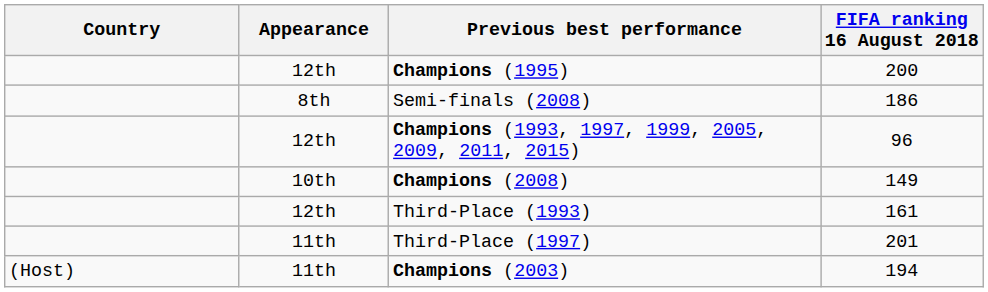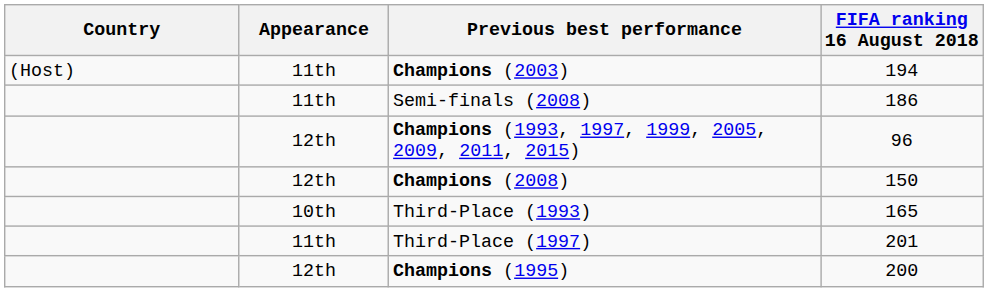rows swapped: (481, 271) <-> (481, 71)
(314, 101) 8th -> (314, 101) 11th
(314, 181) 10th -> (314, 181) 12th
(902, 181) 149 -> (902, 181) 150
(314, 211) 12th -> (314, 211) 10th
(902, 211) 161 -> (902, 211) 165
